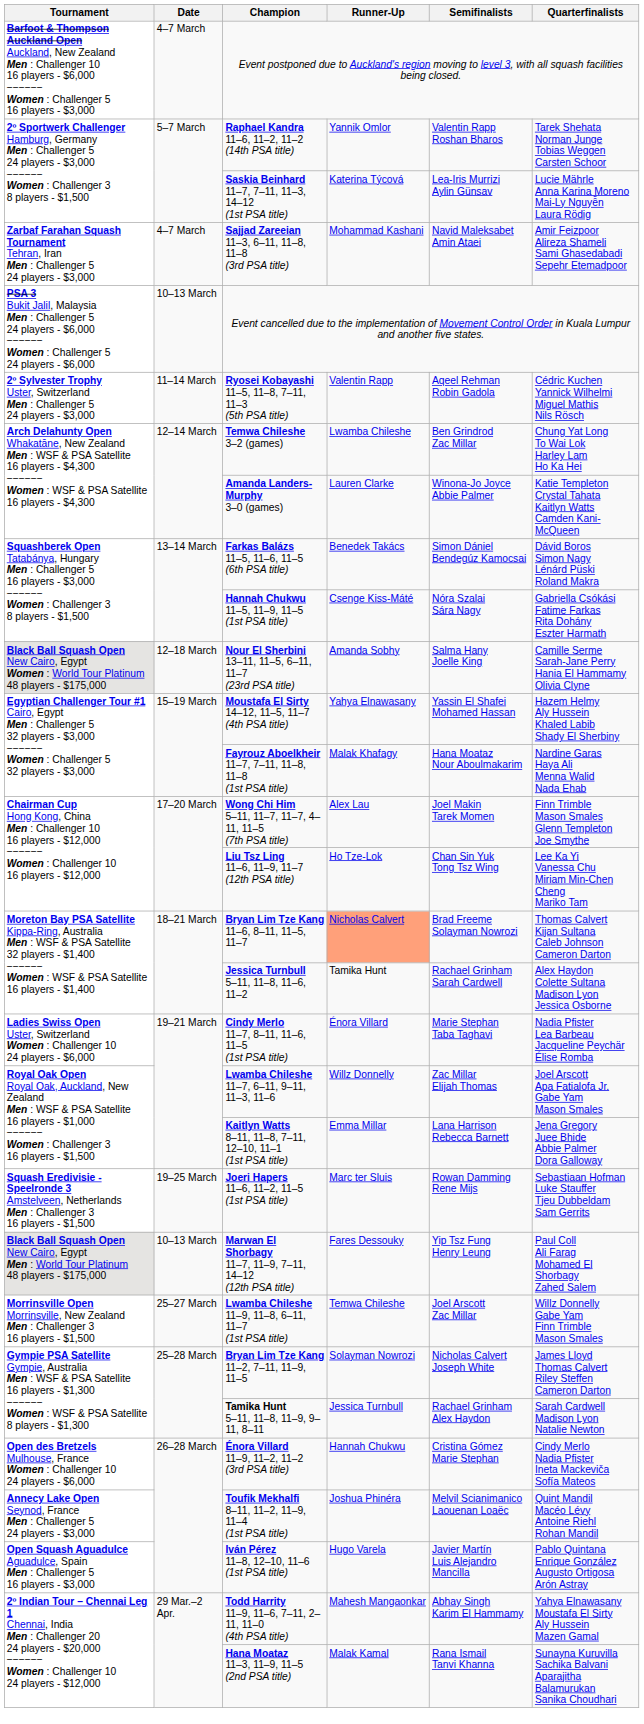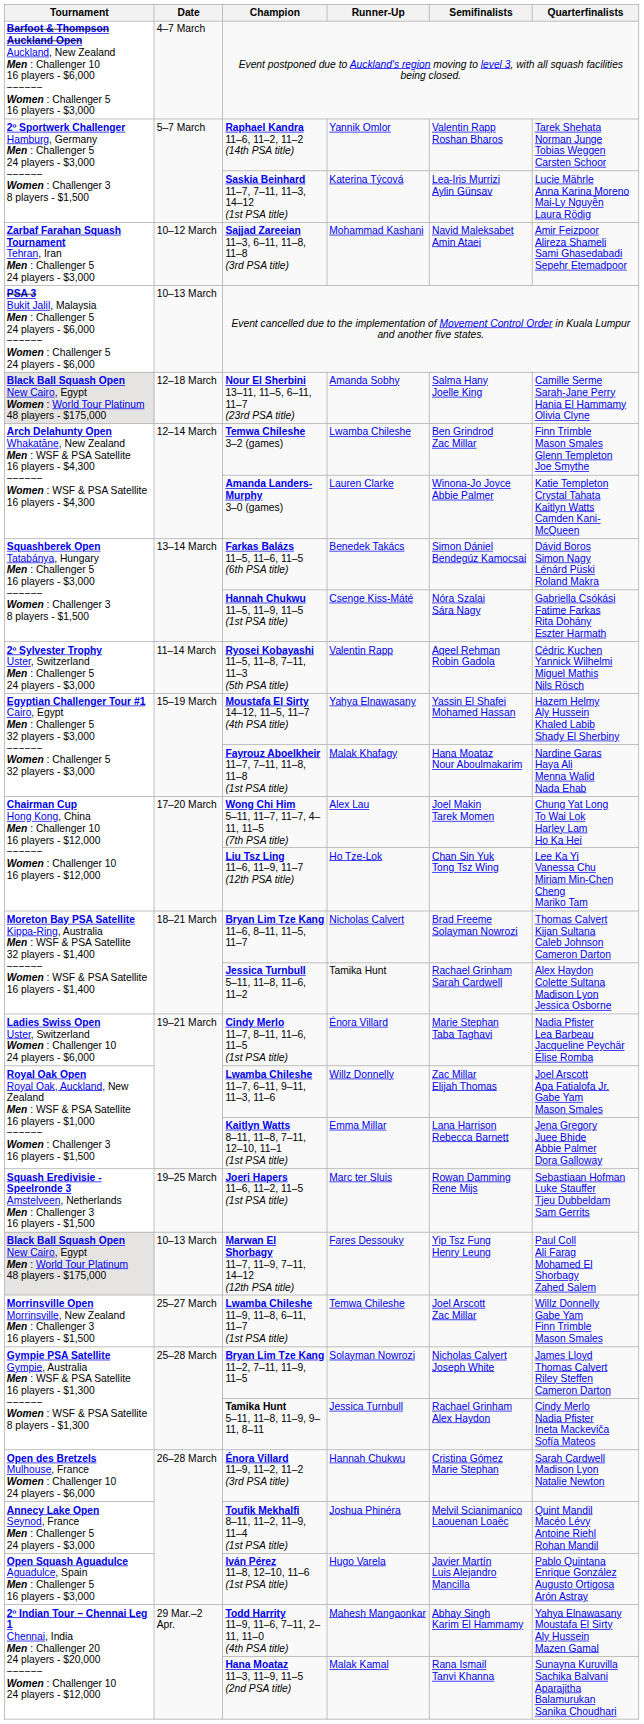(181, 231) 4–7 March -> (187, 231) 10–12 March
rows swapped: (270, 398) <-> (269, 667)
(572, 450) Chung Yat Long To Wai Lok Harley Lam Ho Ka Hei -> (574, 450) Finn Trimble Mason Smales Glenn Templeton Joe Smythe
(574, 822) Finn Trimble Mason Smales Glenn Templeton Joe Smythe -> (572, 822) Chung Yat Long To Wai Lok Harley Lam Ho Ka Hei
(367, 919) lightsalmon background -> (367, 919) no background
(570, 1418) Sarah Cardwell Madison Lyon Natalie Newton -> (572, 1424) Cindy Merlo Nadia Pfister Ineta Mackeviča Sofía Mateos
(572, 1464) Cindy Merlo Nadia Pfister Ineta Mackeviča Sofía Mateos -> (570, 1470) Sarah Cardwell Madison Lyon Natalie Newton
